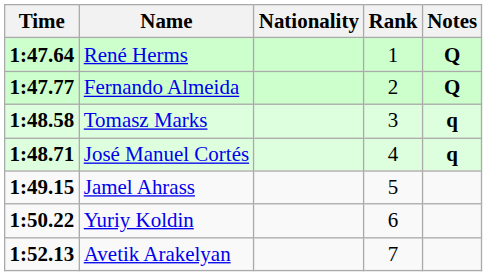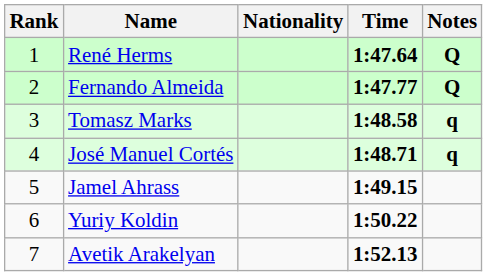columns swapped: (393, 21) <-> (42, 21)
